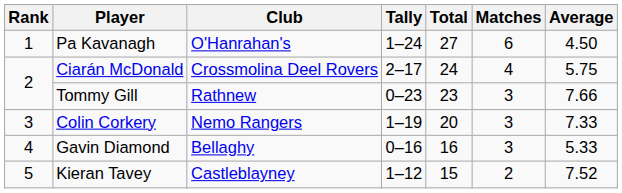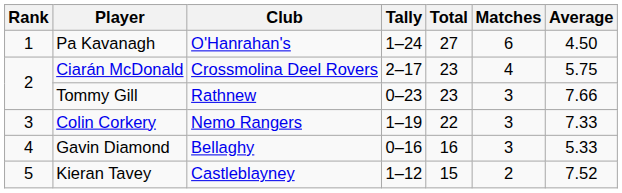(449, 69) 24 -> (449, 69) 23
(449, 122) 20 -> (449, 122) 22
